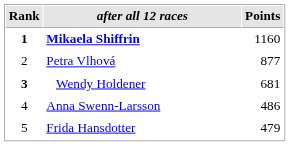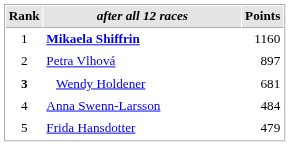(24, 39) bold -> (24, 39) normal
(270, 61) 877 -> (270, 61) 897
(270, 105) 486 -> (270, 105) 484
